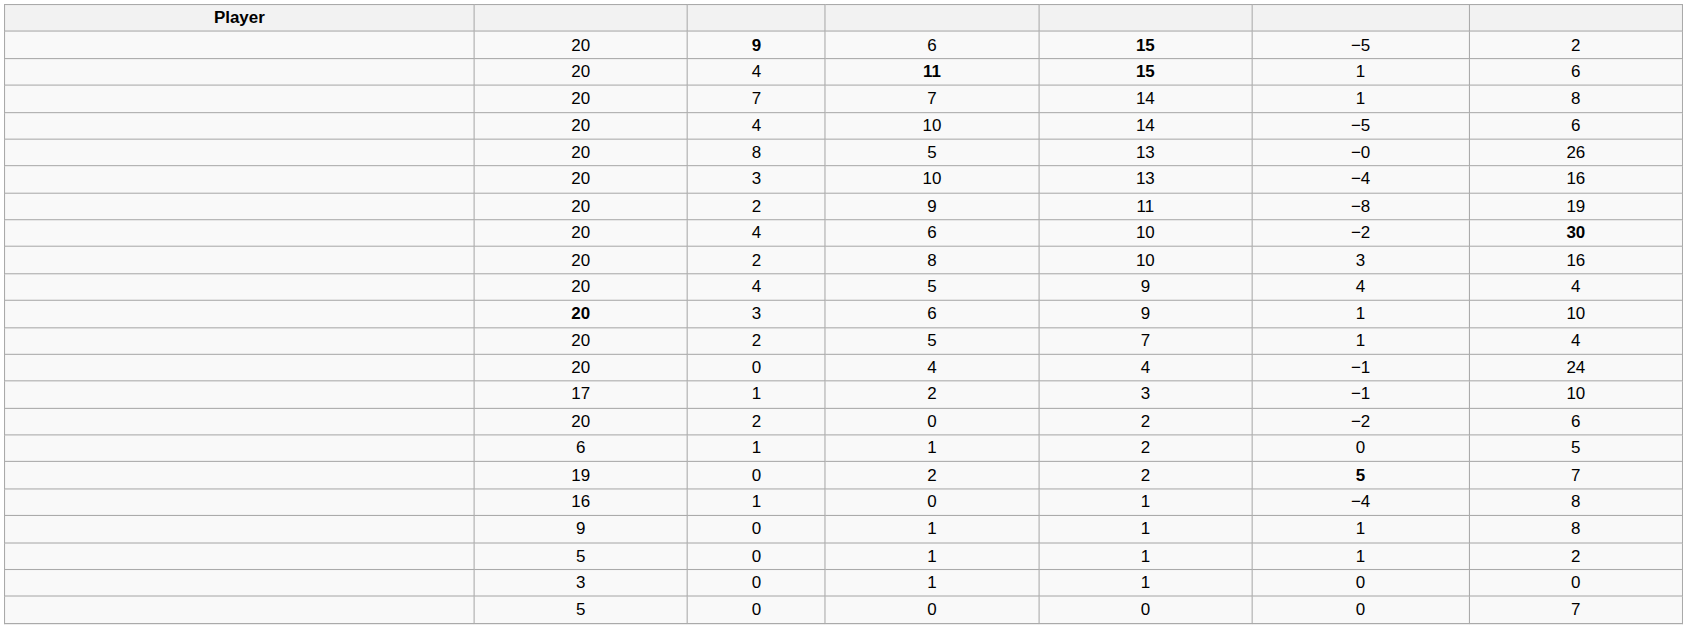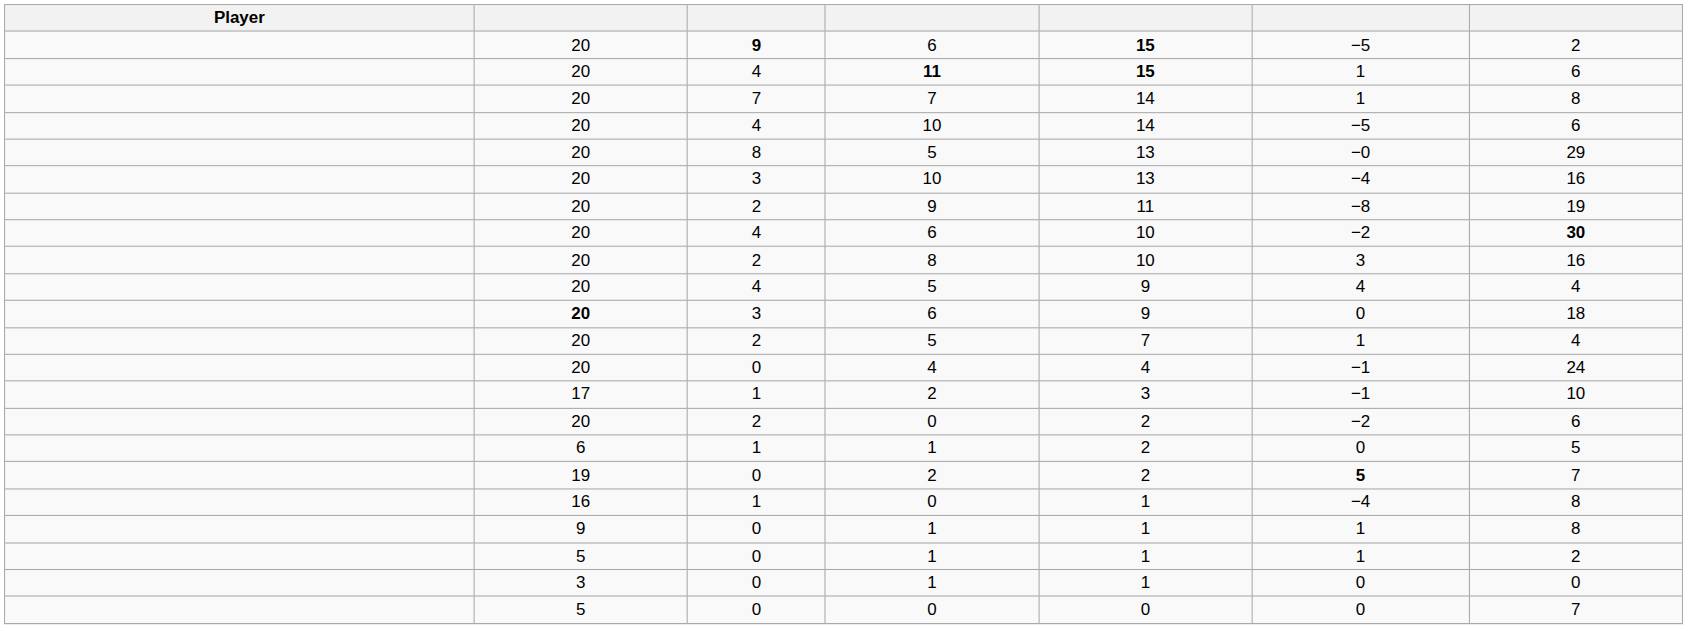(1576, 152) 26 -> (1576, 152) 29
(1361, 313) 1 -> (1361, 313) 0
(1576, 313) 10 -> (1576, 313) 18
